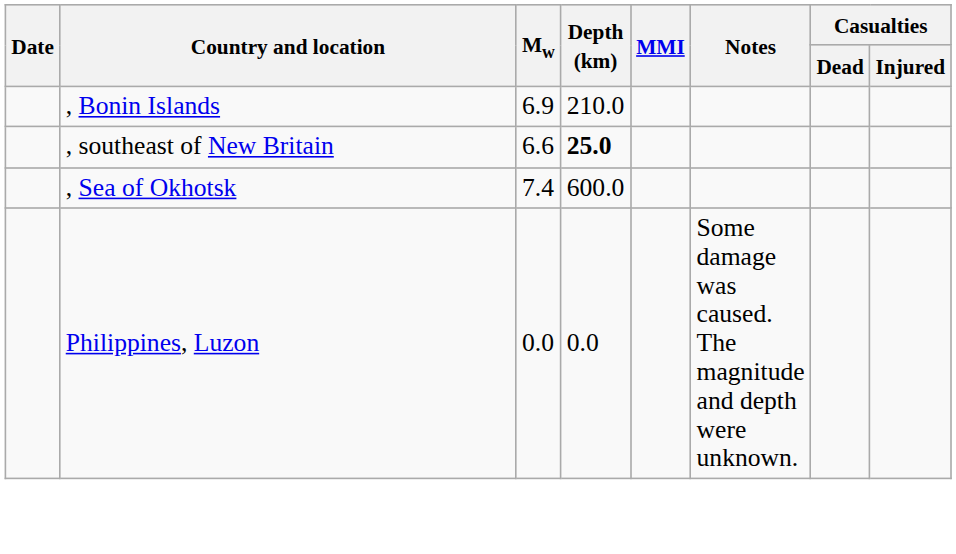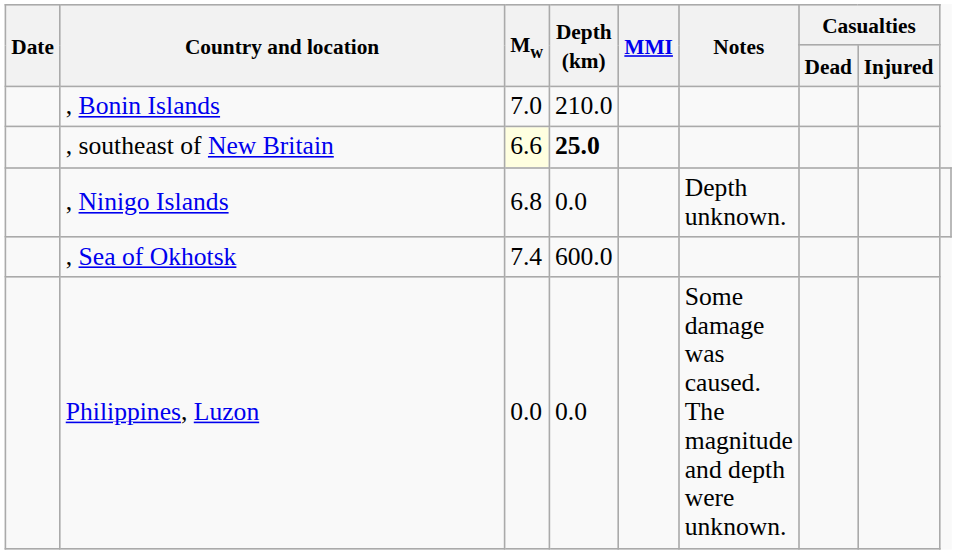(538, 106) 6.9 -> (526, 106) 7.0
(538, 146) no background -> (526, 146) lightyellow background
+ row: (147, 201)
